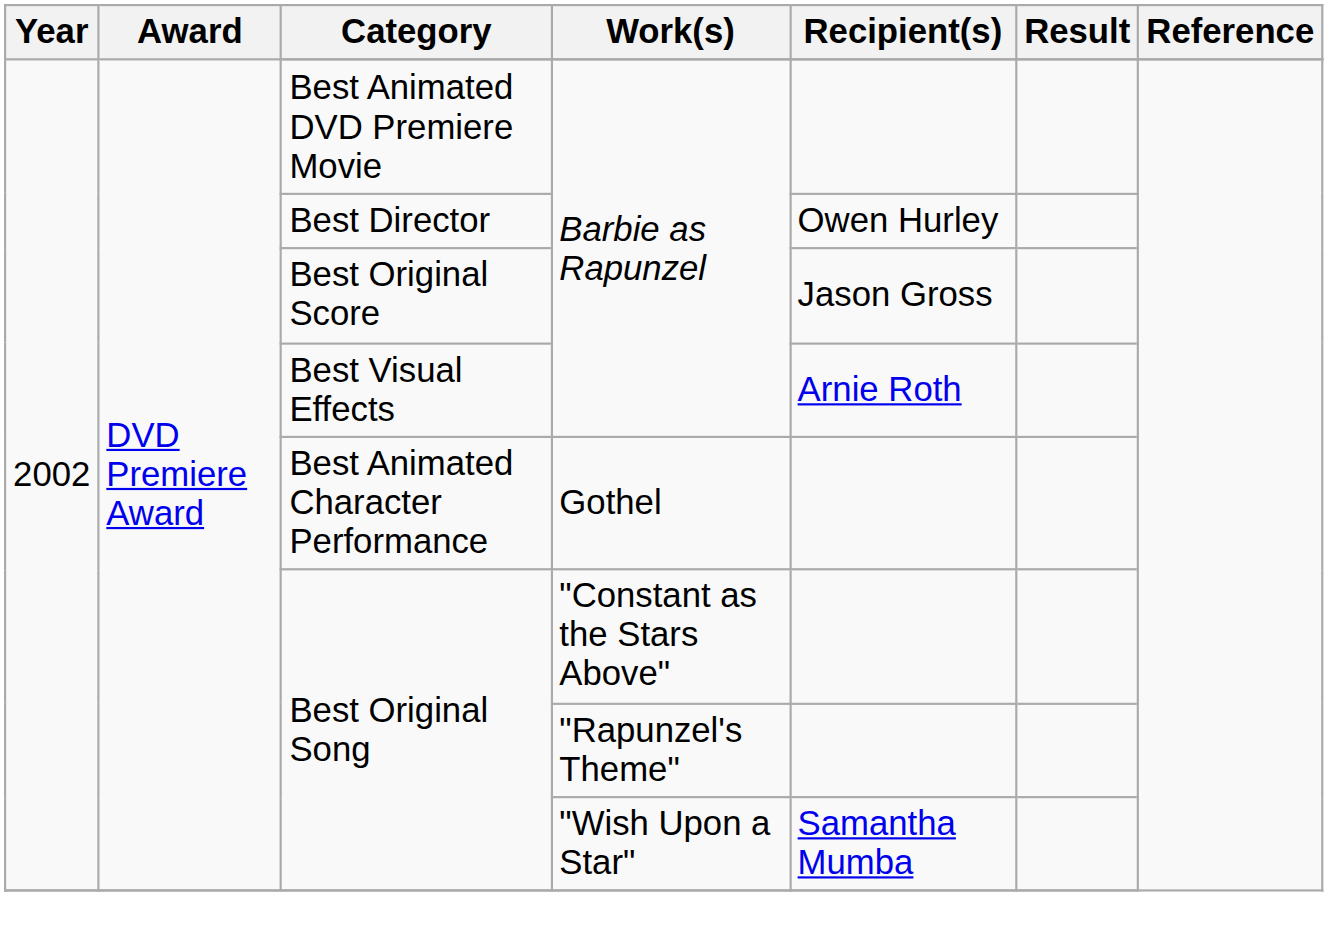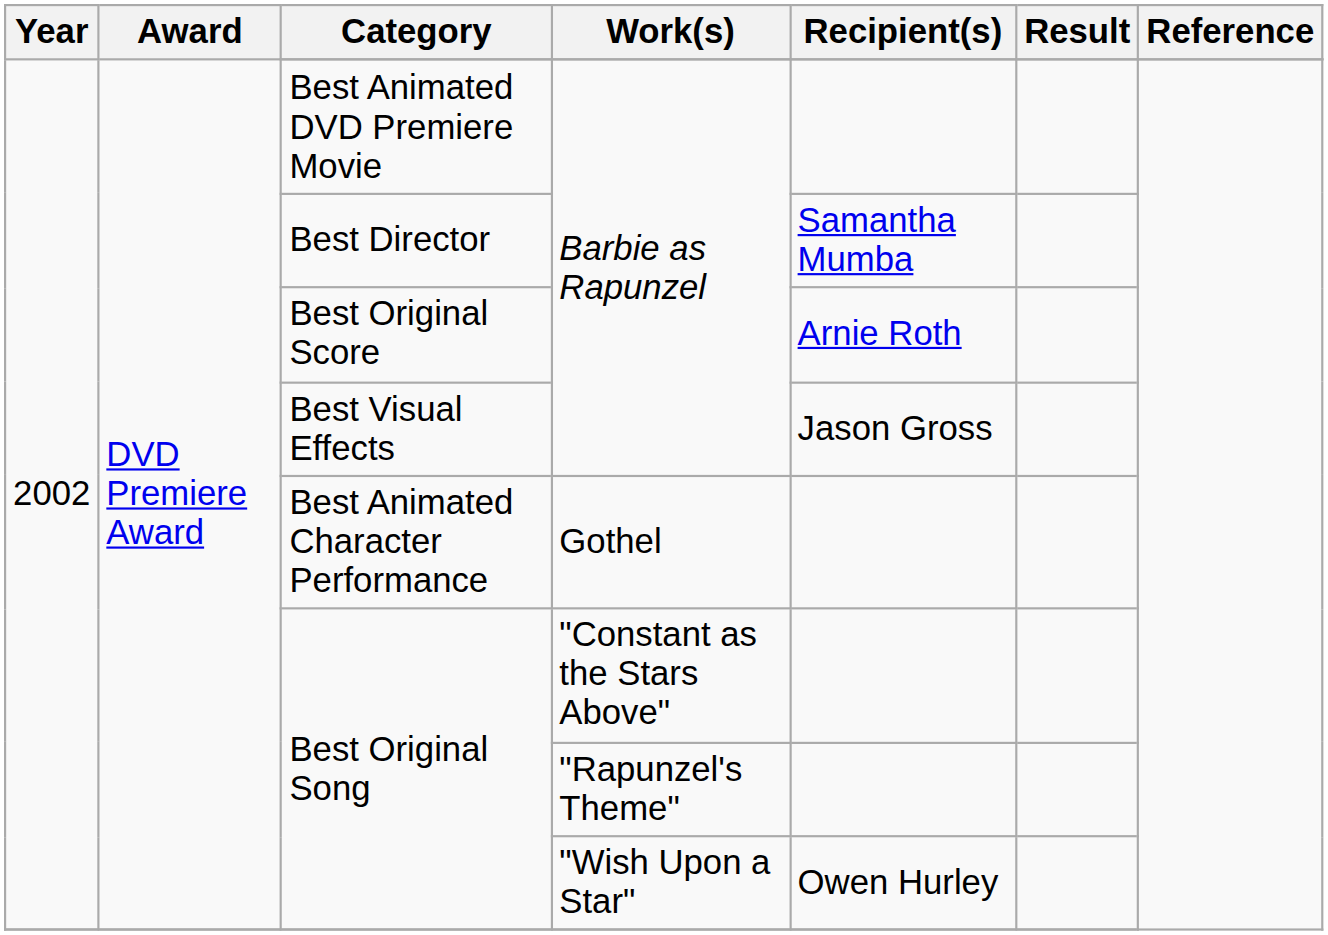(898, 220) Owen Hurley -> (877, 239) Samantha Mumba
(895, 294) Jason Gross -> (880, 333) Arnie Roth
(880, 388) Arnie Roth -> (895, 428) Jason Gross
(877, 843) Samantha Mumba -> (898, 882) Owen Hurley
